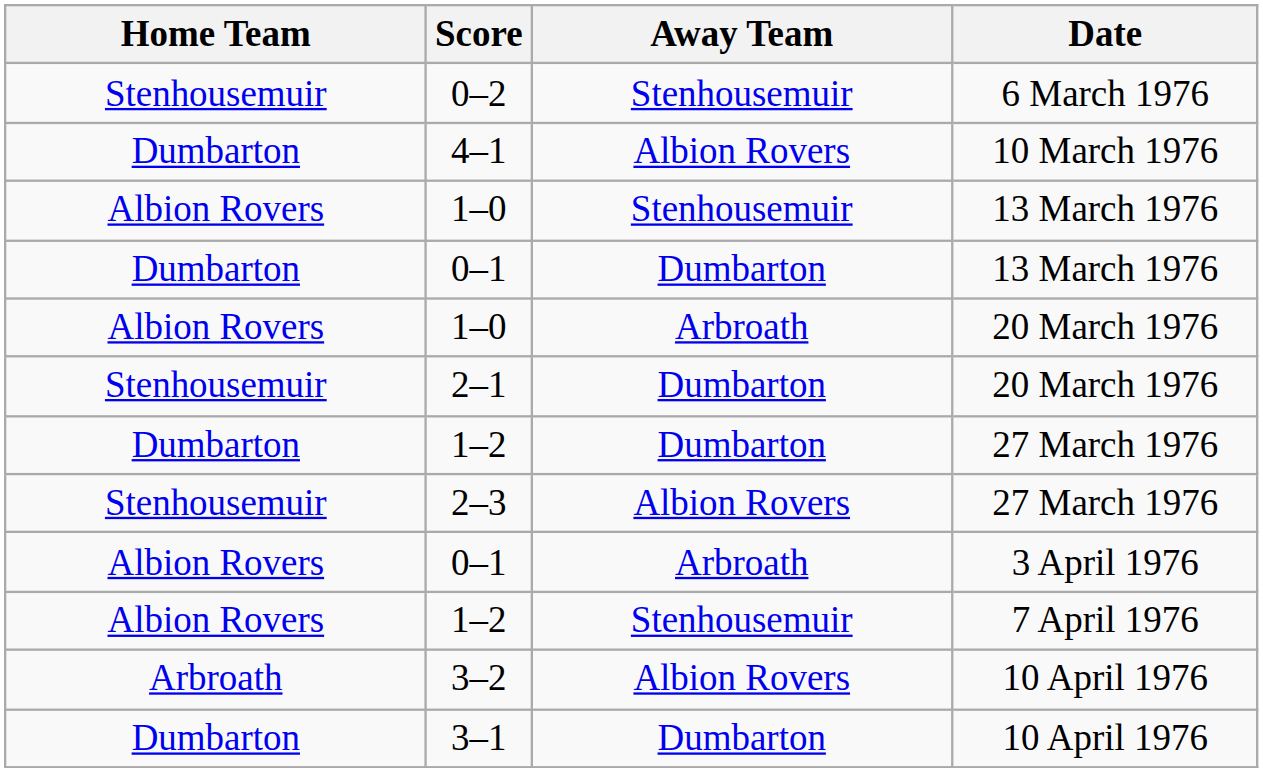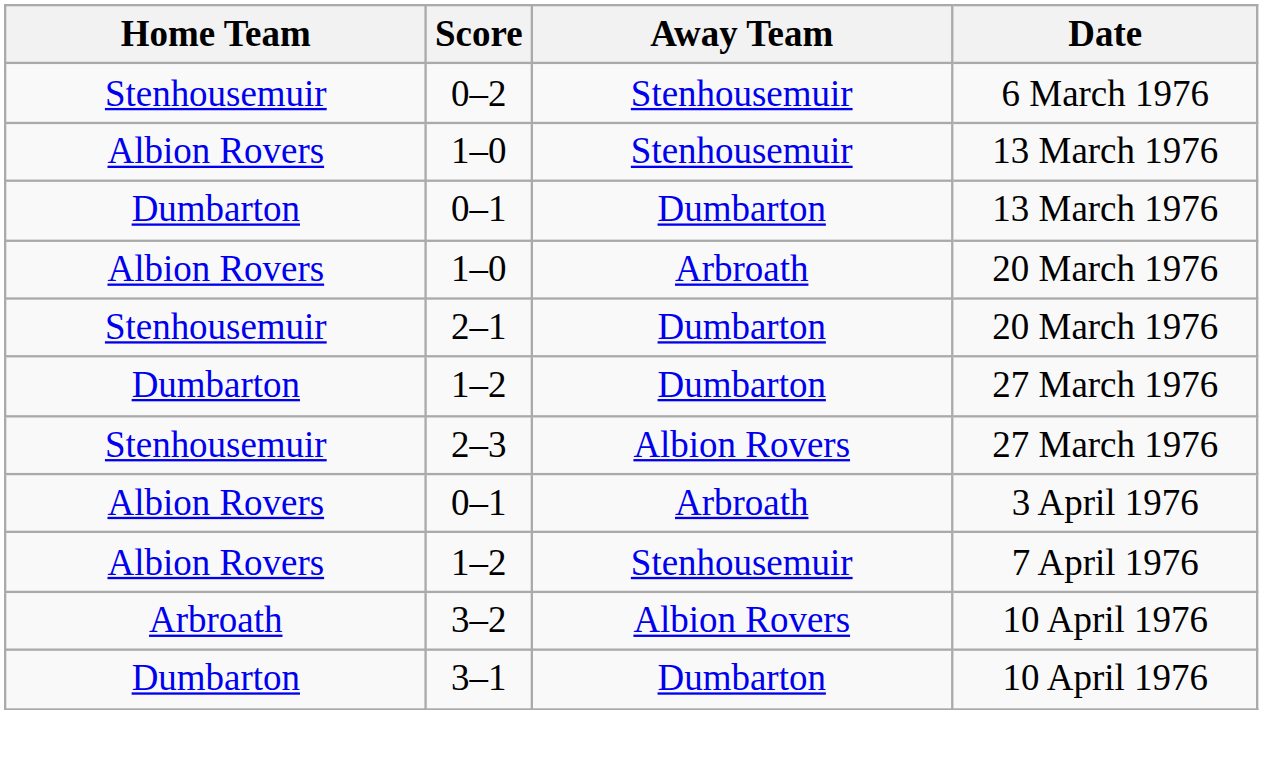- row: (479, 151)
